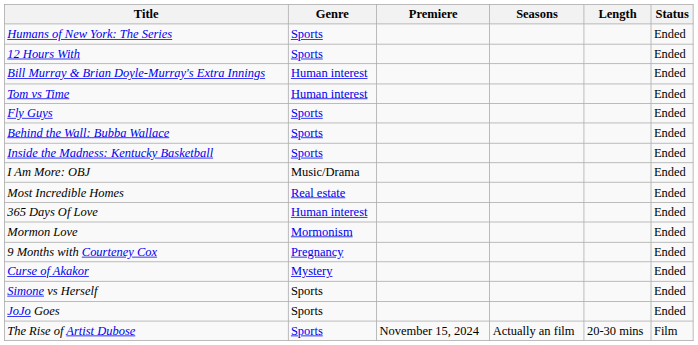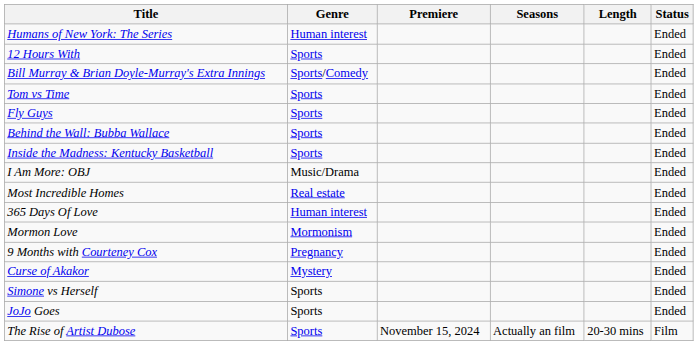(307, 34) Sports -> (329, 34) Human interest
(329, 73) Human interest -> (329, 73) Sports/Comedy
(329, 93) Human interest -> (306, 93) Sports
